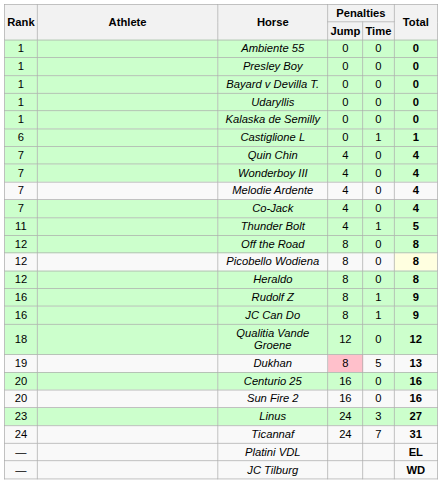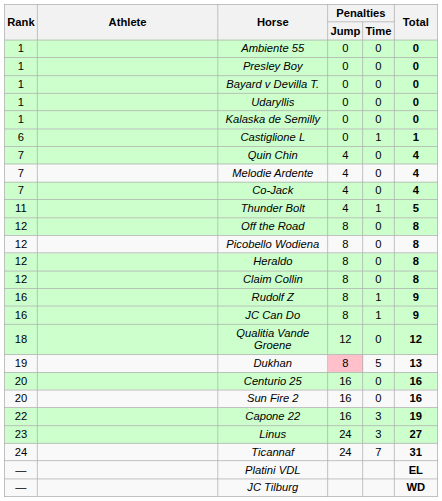- row: (273, 173)
(416, 262) lightyellow background -> (416, 244) no background
+ row: (273, 279)
+ row: (273, 416)
